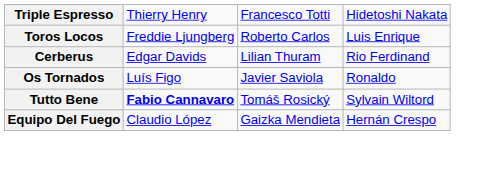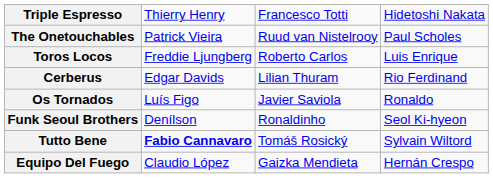+ row: (73, 36)
+ row: (73, 120)
